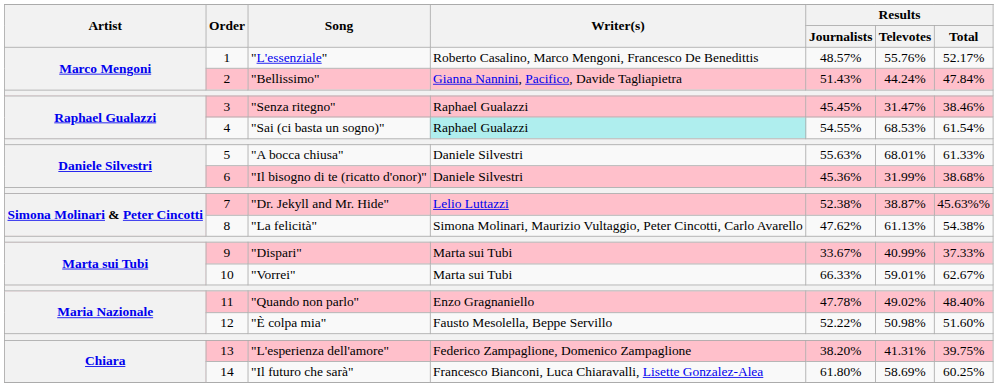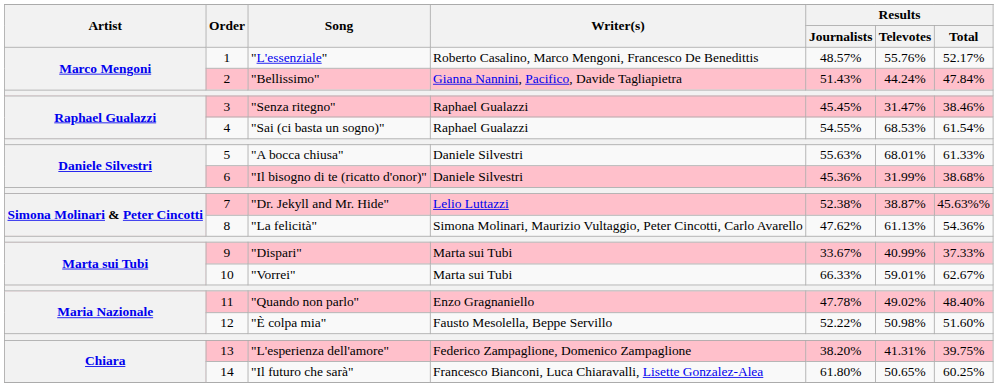(481, 127) paleturquoise background -> (481, 127) no background
(964, 225) 54.38% -> (964, 225) 54.36%
(905, 372) 58.69% -> (905, 372) 50.65%
